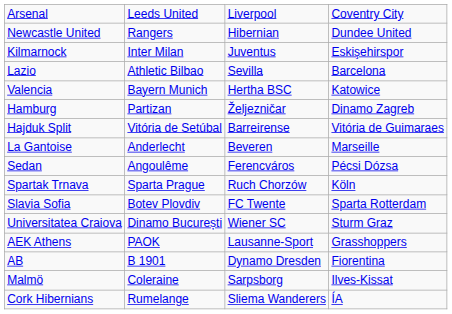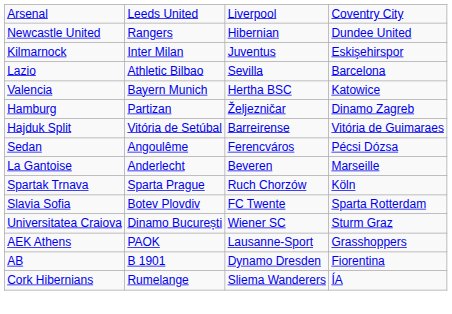rows swapped: (39, 147) <-> (24, 166)
- row: (25, 280)
